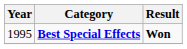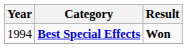(20, 33) 1995 -> (20, 33) 1994
